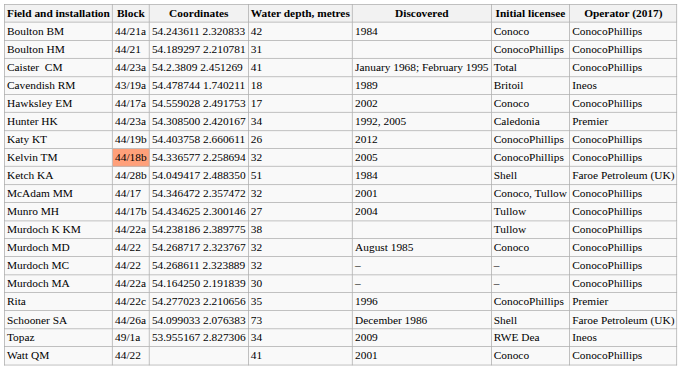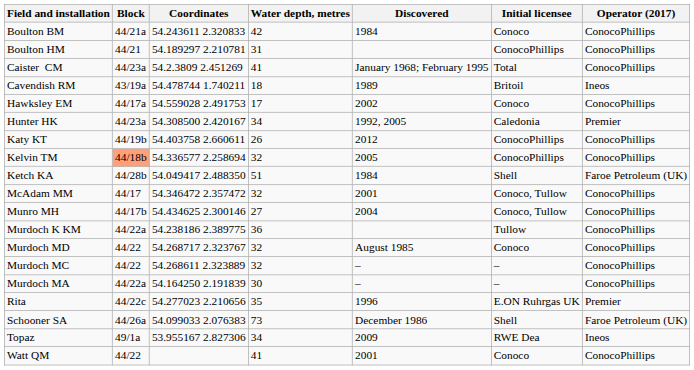(510, 211) Tullow -> (530, 211) Conoco, Tullow
(257, 229) 38 -> (257, 229) 36
(529, 301) ConocoPhillips -> (537, 301) E.ON Ruhrgas UK
